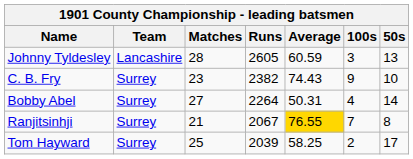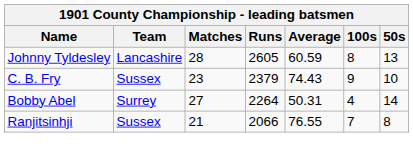(351, 57) 3 -> (351, 57) 8
(136, 79) Surrey -> (139, 79) Sussex
(263, 79) 2382 -> (263, 79) 2379
(136, 121) Surrey -> (139, 121) Sussex
(263, 121) 2067 -> (263, 121) 2066
(305, 121) gold background -> (305, 121) no background
- row: (49, 143)
